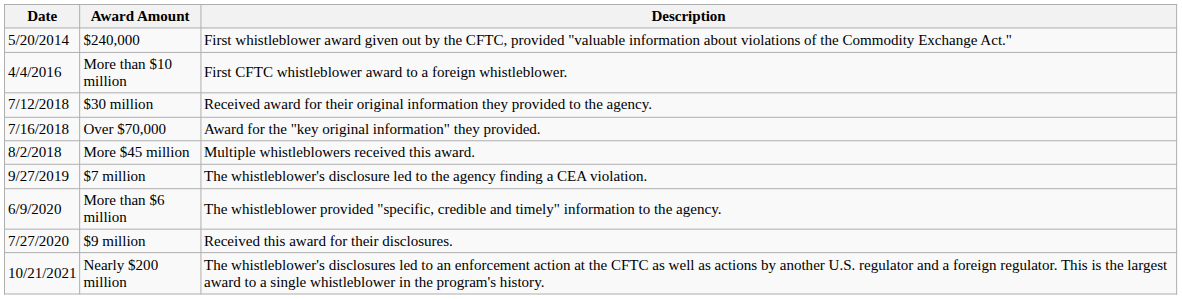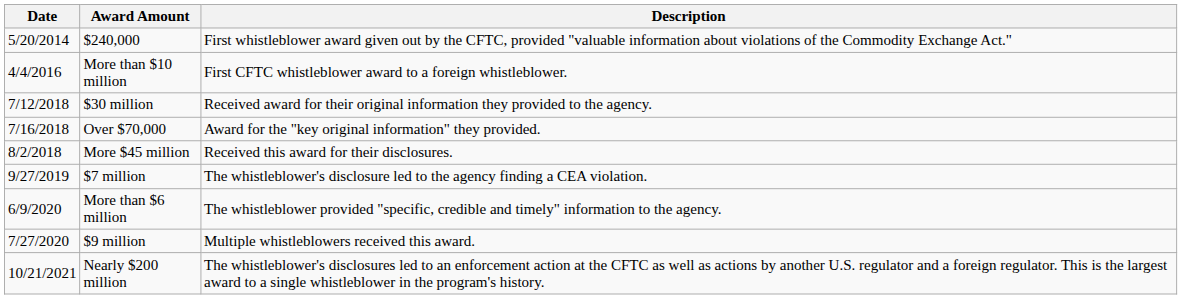(339, 152) Multiple whistleblowers received this award. -> (328, 152) Received this award for their disclosures.
(328, 241) Received this award for their disclosures. -> (339, 241) Multiple whistleblowers received this award.
